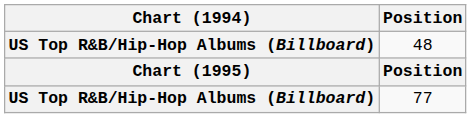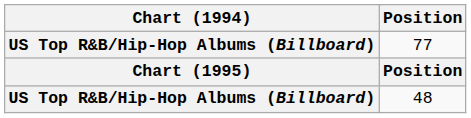rows swapped: (423, 99) <-> (423, 45)
